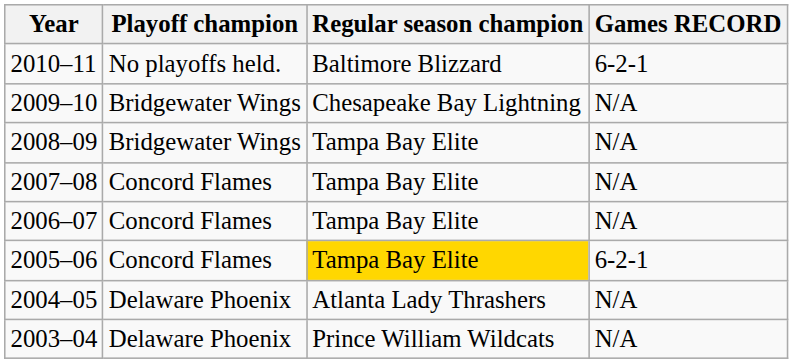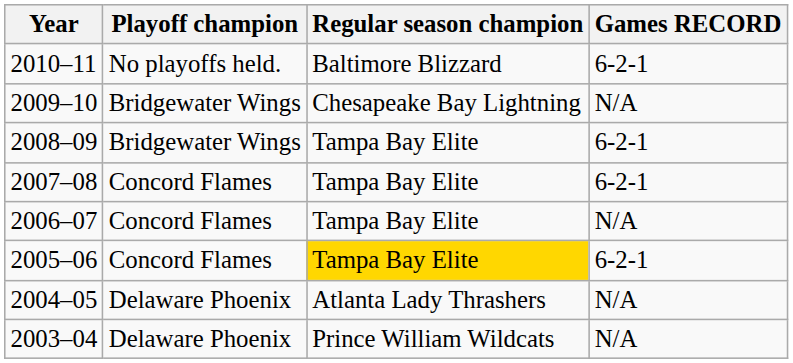(616, 142) N/A -> (622, 142) 6-2-1
(616, 181) N/A -> (622, 181) 6-2-1
